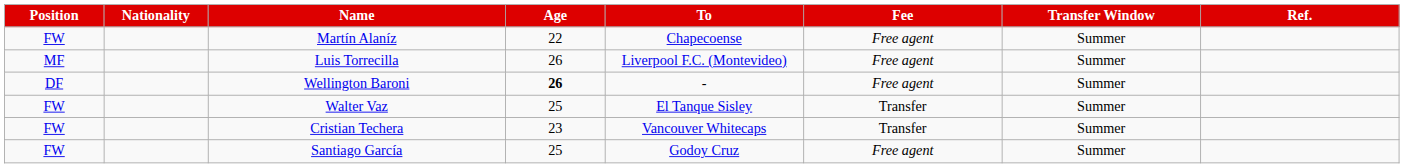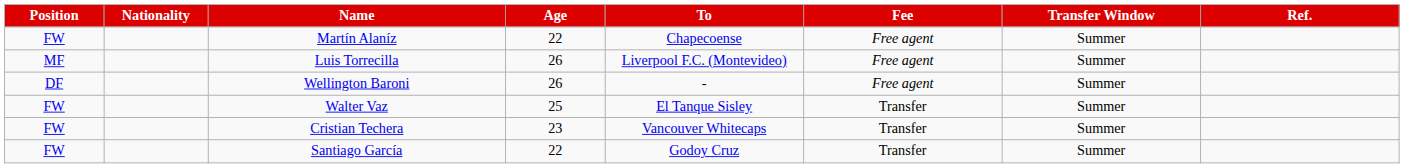(555, 83) bold -> (555, 83) normal
(555, 151) 25 -> (555, 151) 22
(903, 151) Free agent -> (903, 151) Transfer
